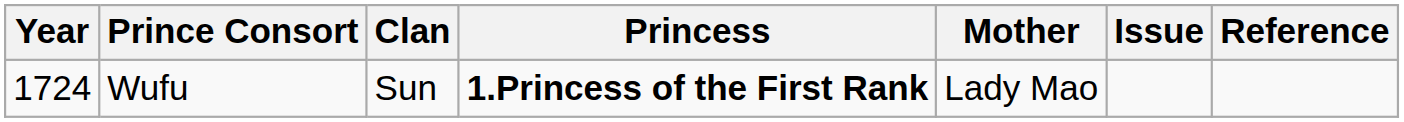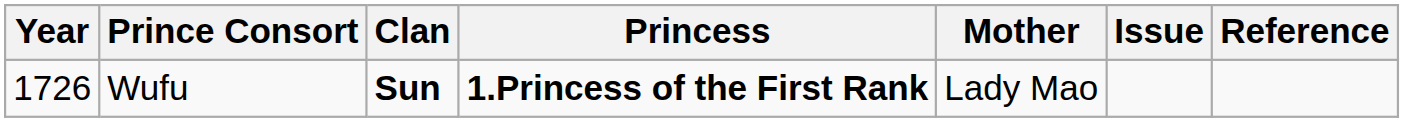(52, 87) 1724 -> (52, 87) 1726
(406, 87) normal -> (408, 87) bold
